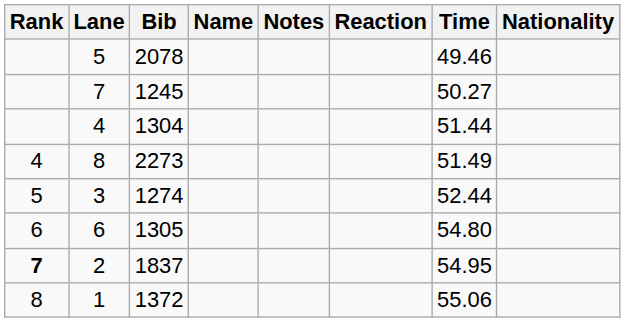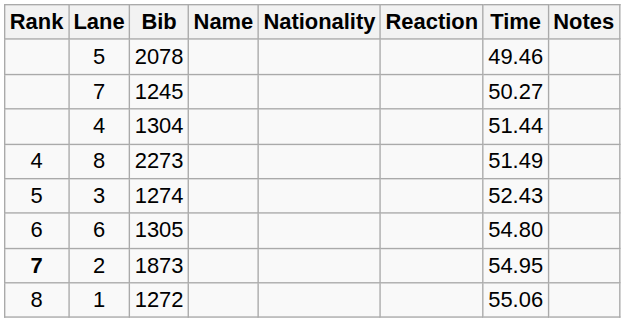columns swapped: (558, 21) <-> (294, 21)
(465, 195) 52.44 -> (516, 195) 52.43
(159, 265) 1837 -> (159, 265) 1873
(159, 299) 1372 -> (159, 299) 1272
